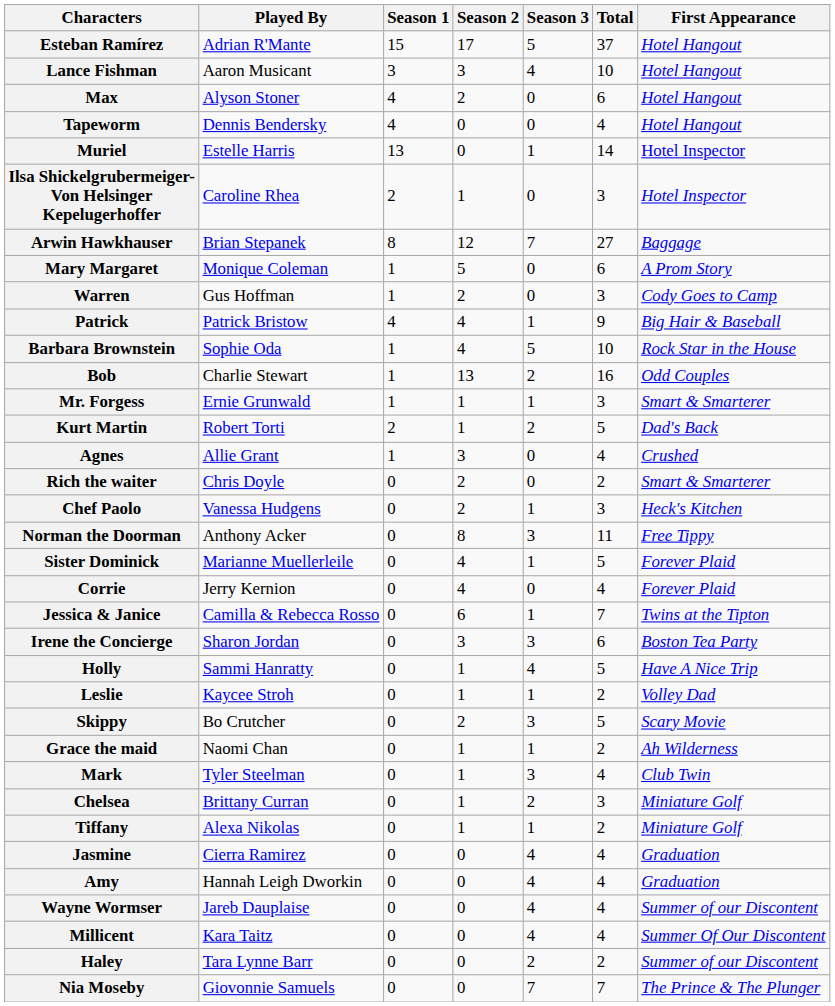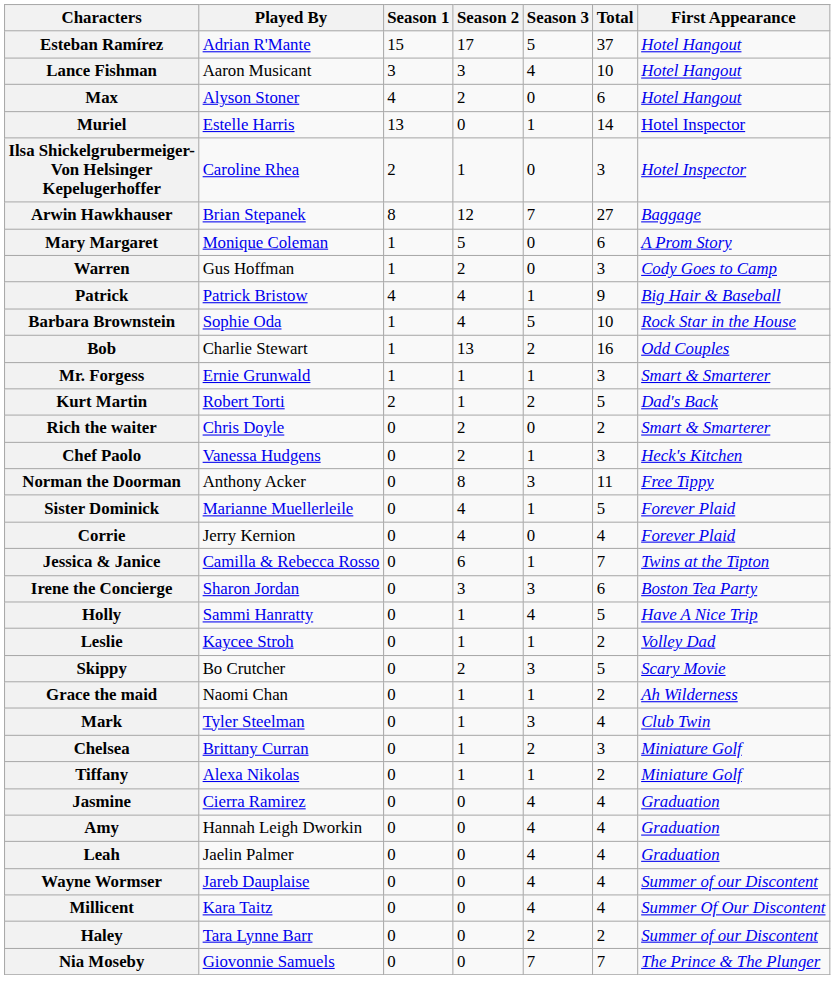- row: (102, 124)
- row: (102, 455)
+ row: (102, 854)
